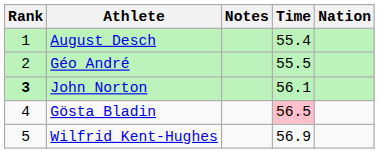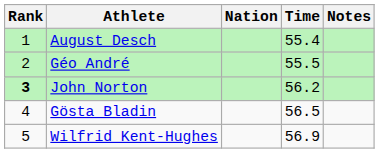columns swapped: (345, 17) <-> (247, 17)
(294, 88) 56.1 -> (302, 88) 56.2
(294, 112) pink background -> (302, 112) no background
